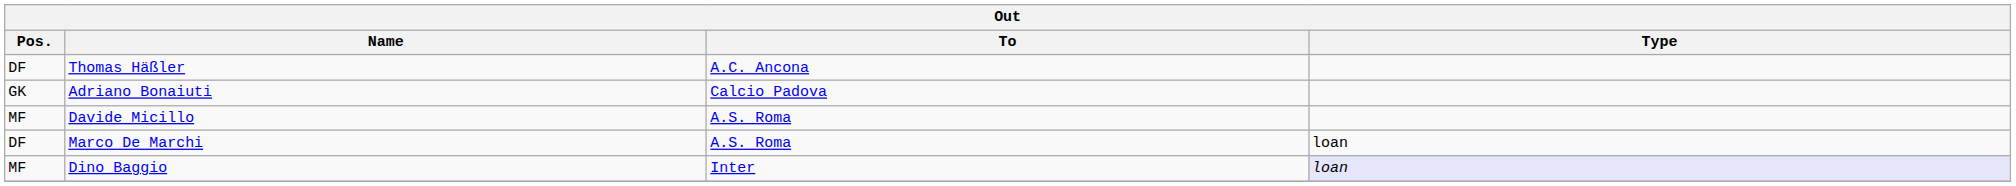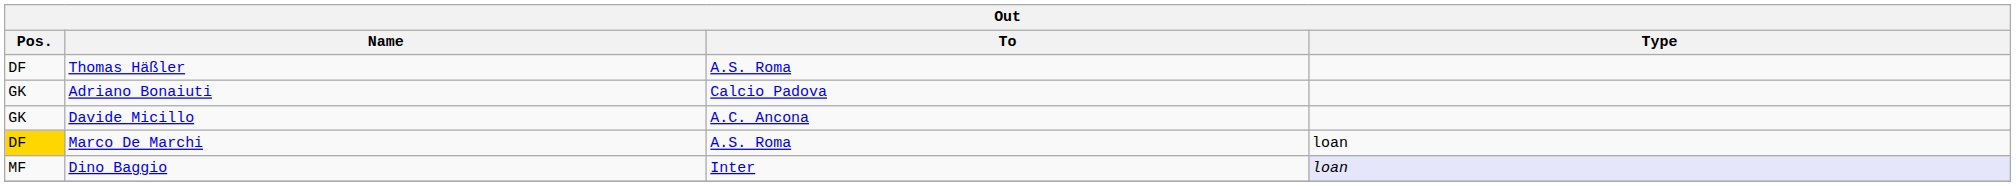(760, 67) A.C. Ancona -> (751, 67) A.S. Roma
(17, 118) MF -> (17, 118) GK
(751, 118) A.S. Roma -> (760, 118) A.C. Ancona
(17, 143) no background -> (17, 143) gold background
